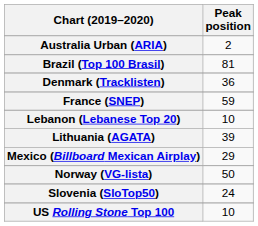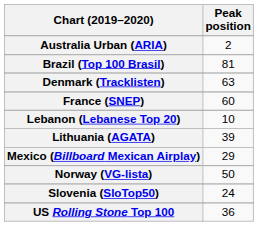(228, 82) 36 -> (228, 82) 63
(228, 100) 59 -> (228, 100) 60
(228, 212) 10 -> (228, 212) 36
